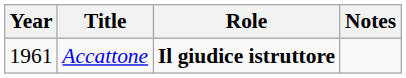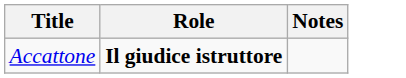- column: (31, 21)
